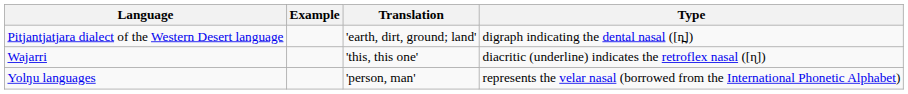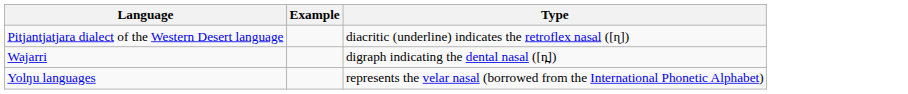- column: (411, 15)
(588, 36) digraph indicating the dental nasal ([n̪]) -> (487, 36) diacritic (underline) indicates the retroflex nasal ([ɳ])
(624, 57) diacritic (underline) indicates the retroflex nasal ([ɳ]) -> (451, 57) digraph indicating the dental nasal ([n̪])
